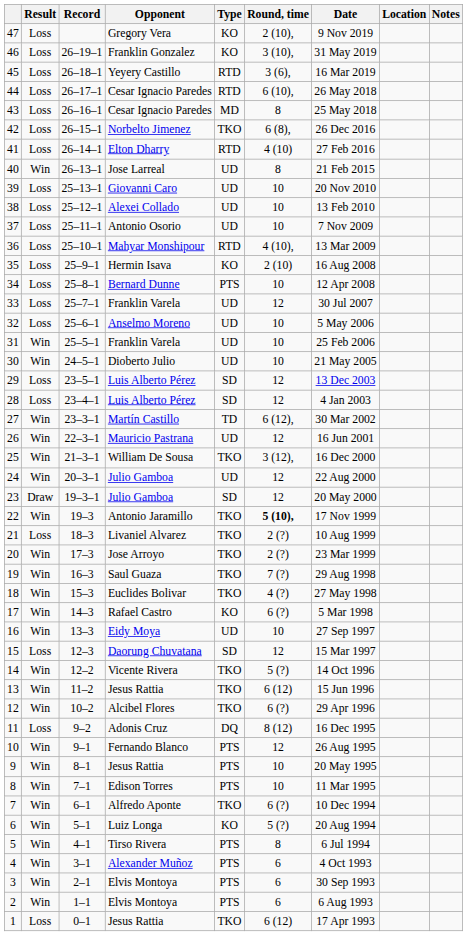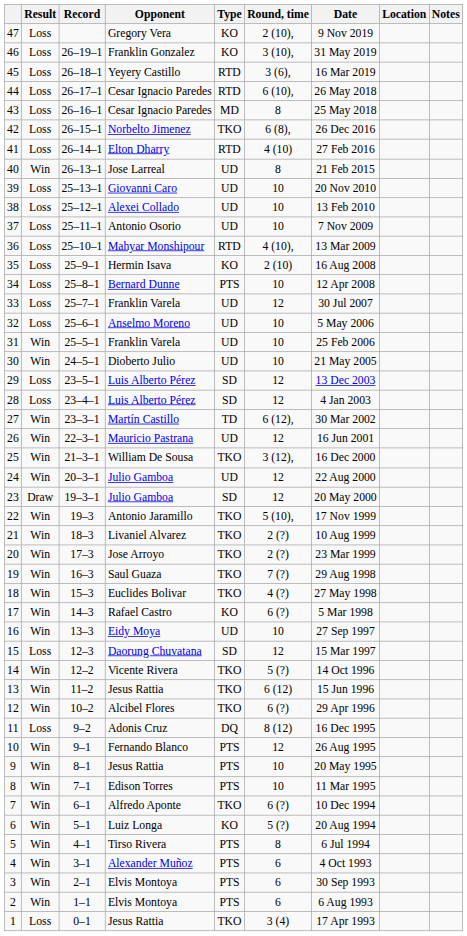(278, 516) bold -> (278, 516) normal
(40, 535) Loss -> (40, 535) Win
(278, 921) 6 (12) -> (278, 921) 3 (4)
